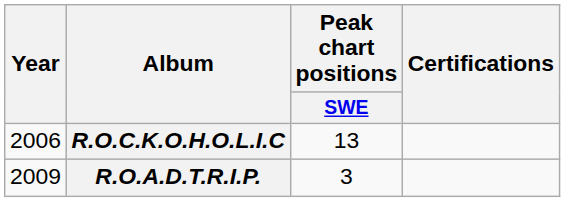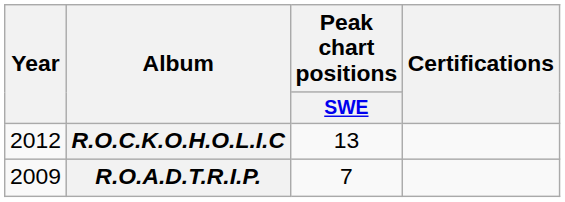(35, 141) 2006 -> (35, 141) 2012
(346, 177) 3 -> (346, 177) 7
